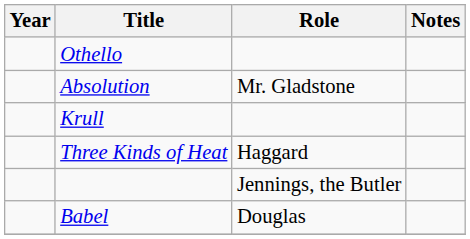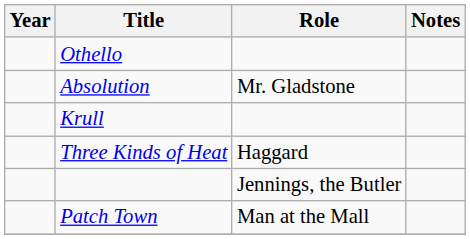- row: (84, 217)
+ row: (109, 217)
